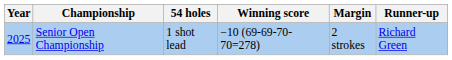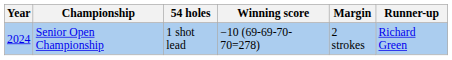(19, 38) 2025 -> (19, 38) 2024
